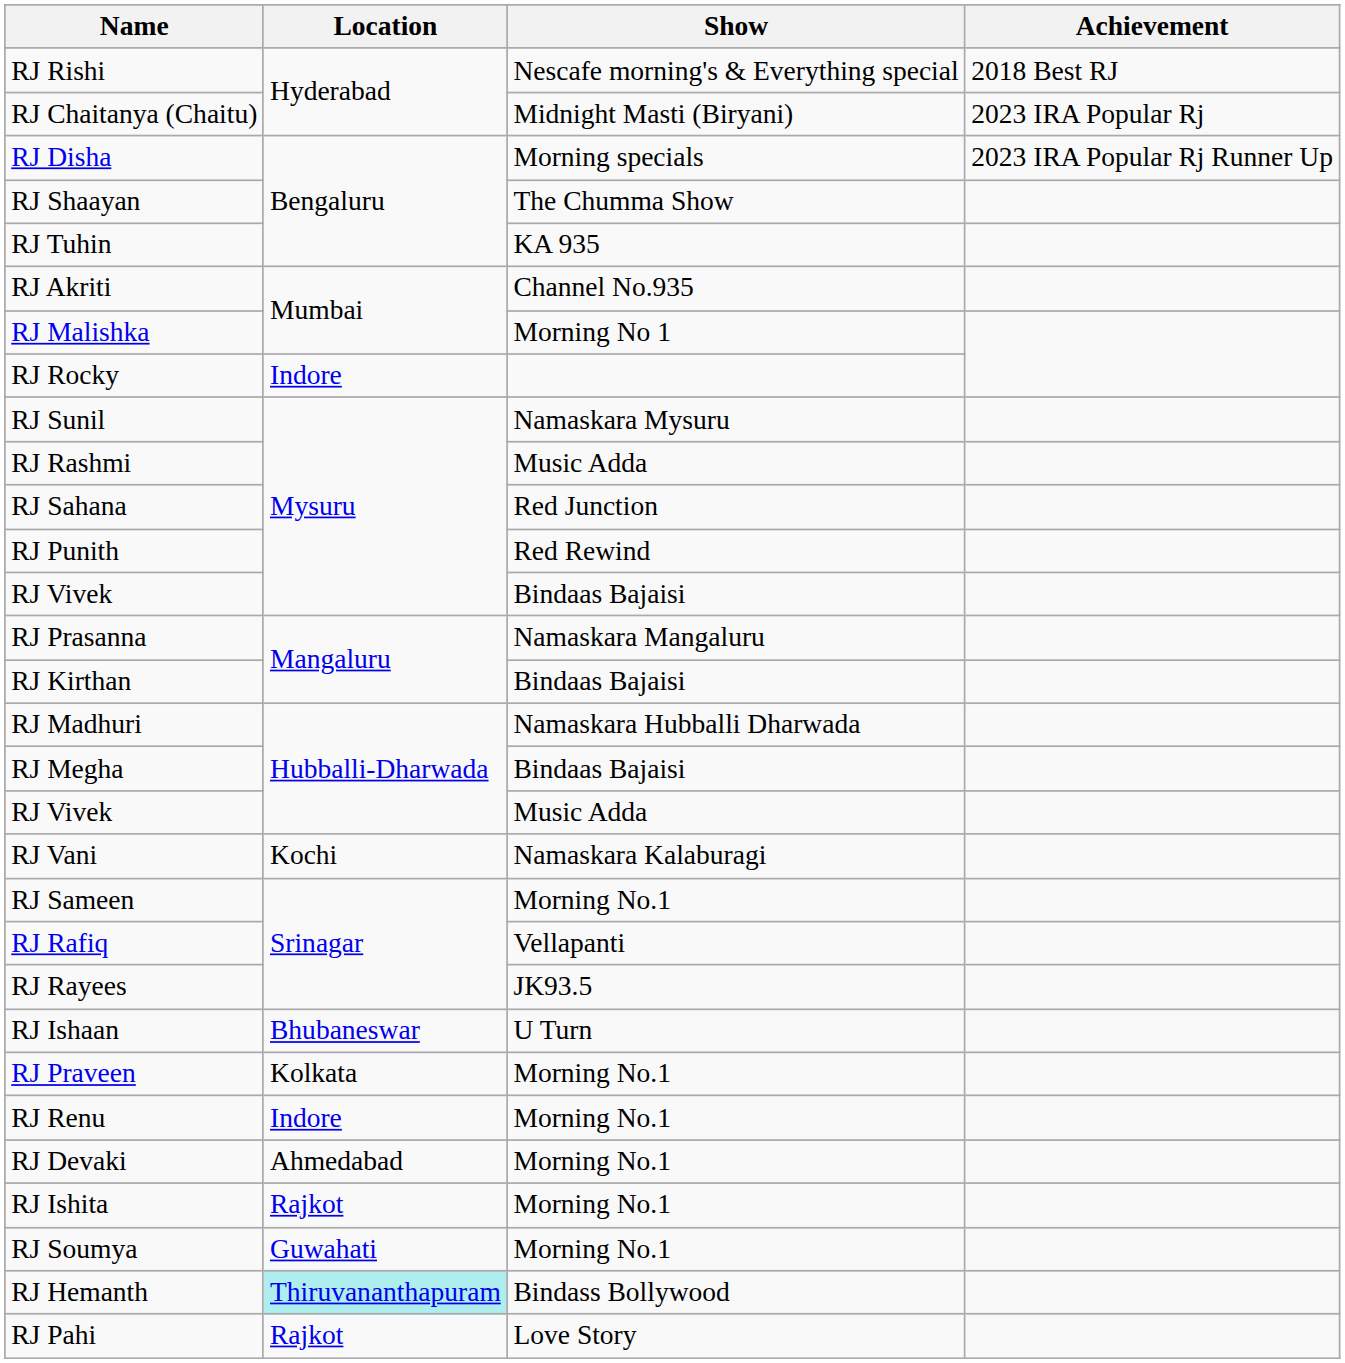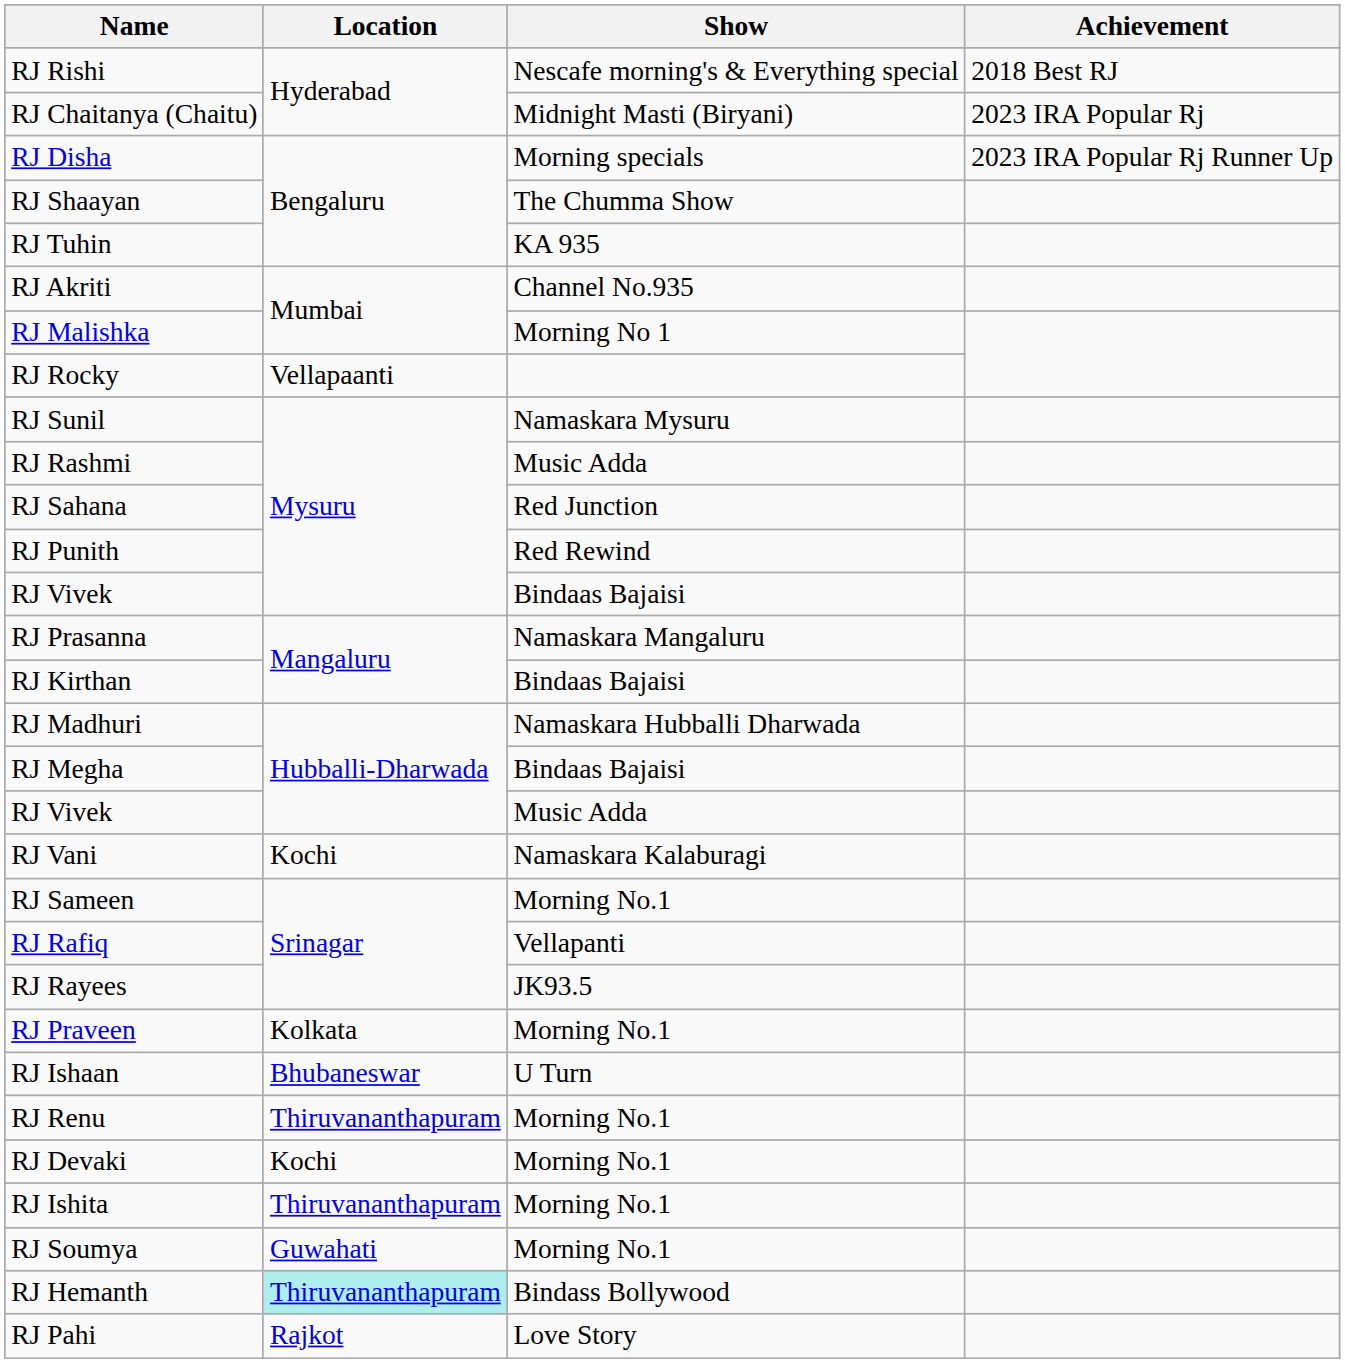(306, 375) Indore -> (332, 375) Vellapaanti
rows swapped: (73, 1073) <-> (65, 1030)
(306, 1117) Indore -> (385, 1117) Thiruvananthapuram
(336, 1161) Ahmedabad -> (304, 1161) Kochi
(307, 1204) Rajkot -> (385, 1204) Thiruvananthapuram
